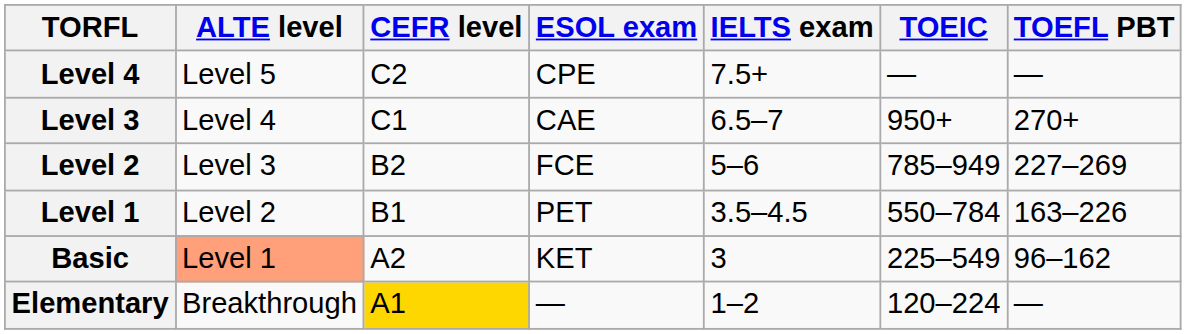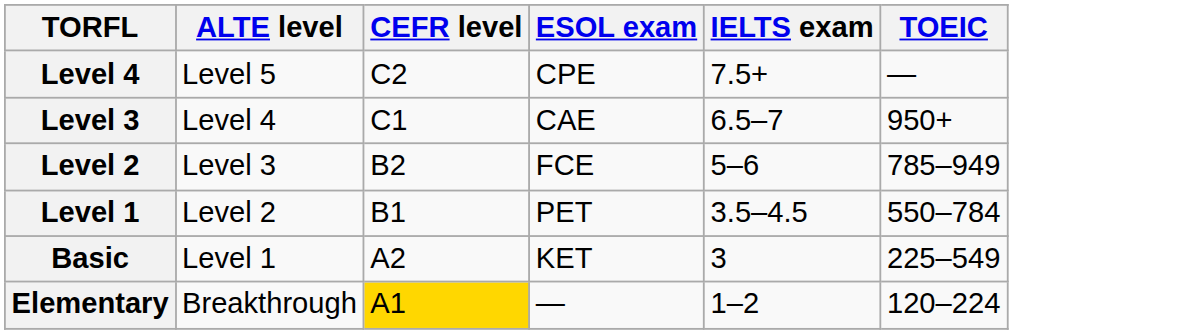- column: (1094, 27)
(229, 258) lightsalmon background -> (229, 258) no background
